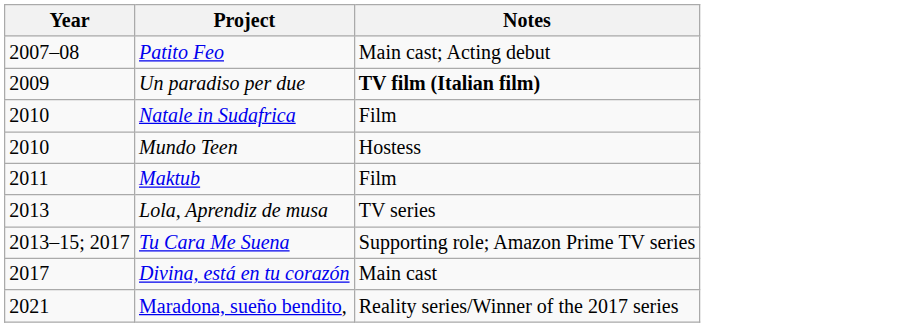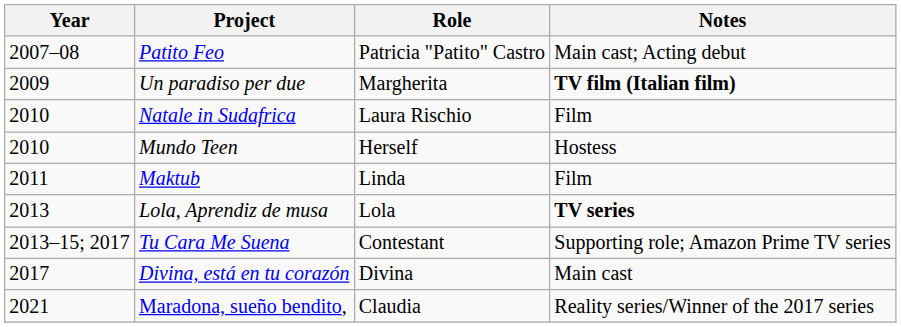+ column: (452, 20)
(397, 210) normal -> (594, 210) bold
